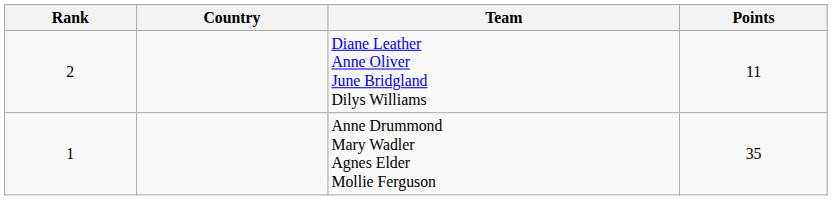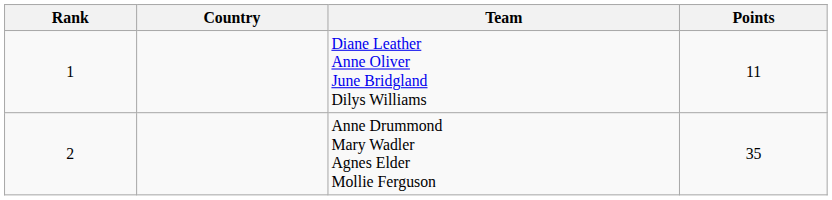(70, 71) 2 -> (70, 71) 1
(70, 154) 1 -> (70, 154) 2
